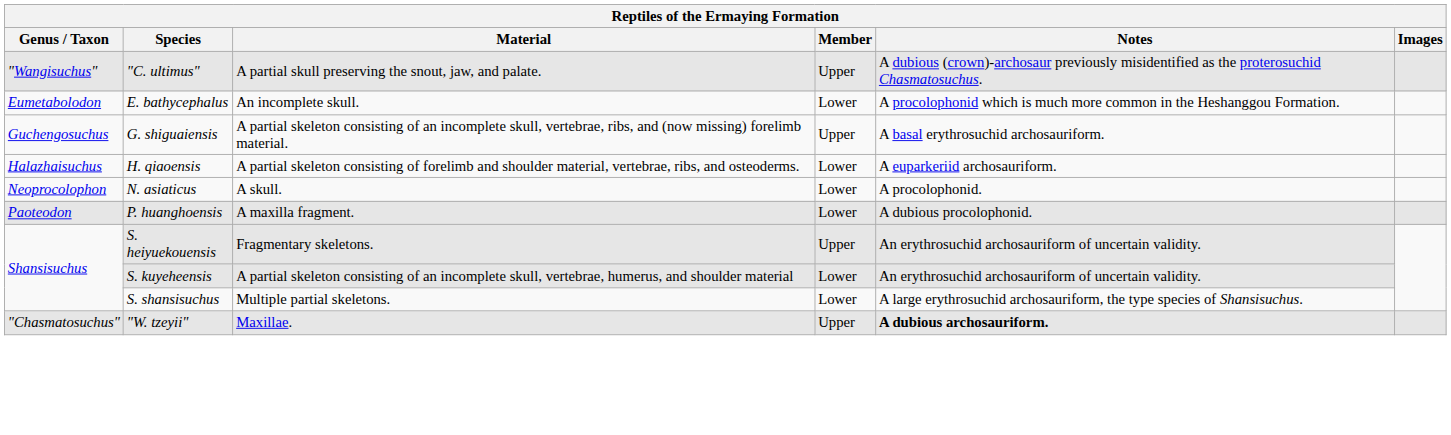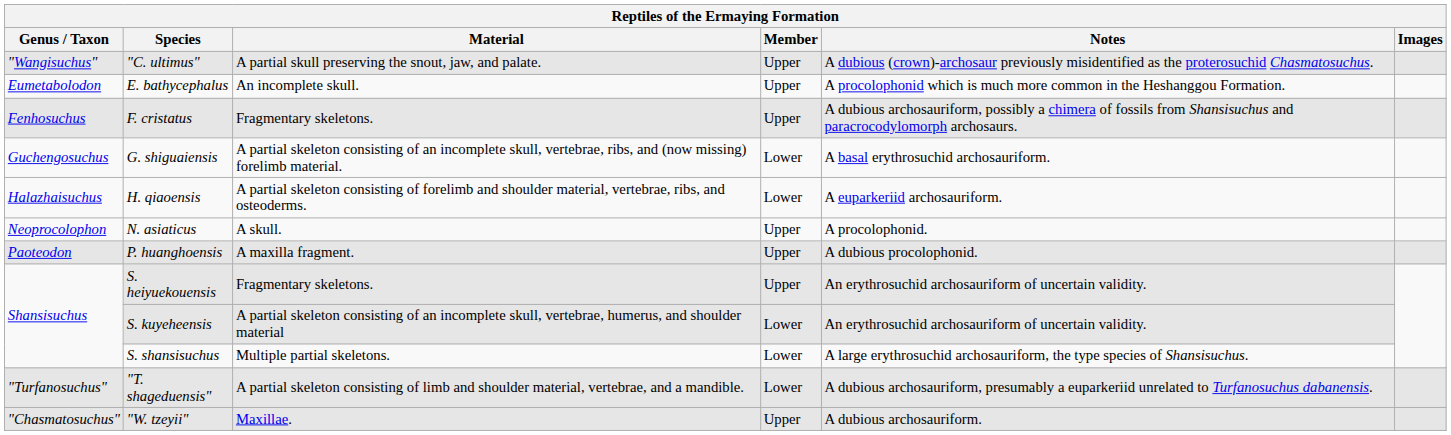(837, 102) Lower -> (782, 86) Upper
+ row: (159, 117)
(837, 134) Upper -> (783, 157) Lower
(837, 189) Lower -> (782, 229) Upper
(837, 212) Lower -> (782, 252) Upper
+ row: (169, 387)
(964, 322) bold -> (903, 419) normal
